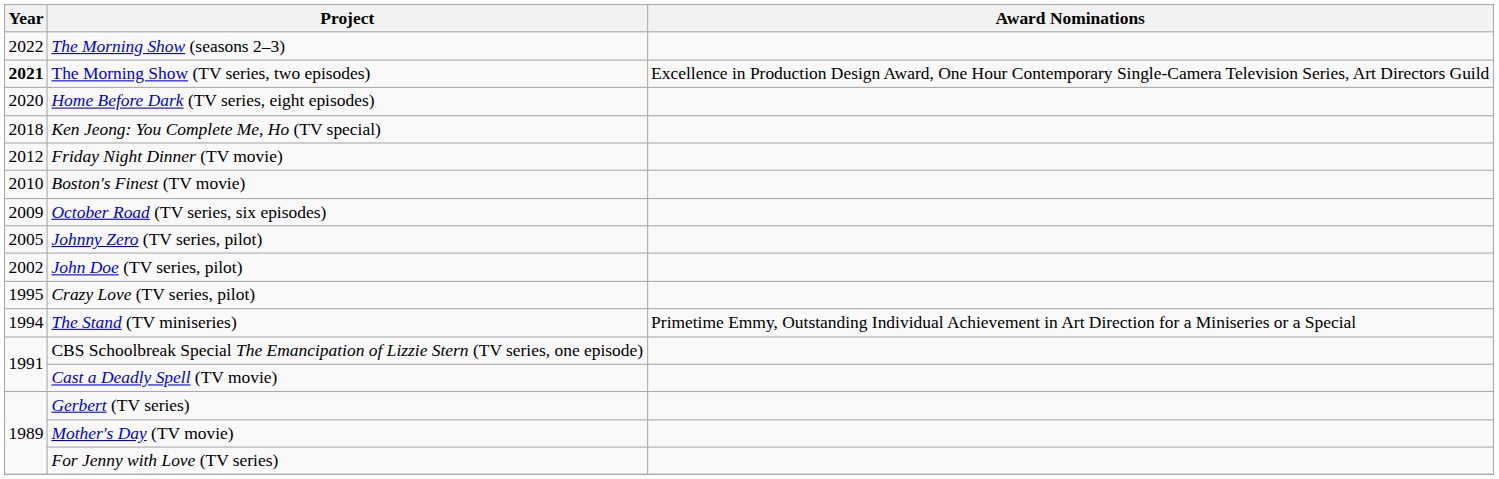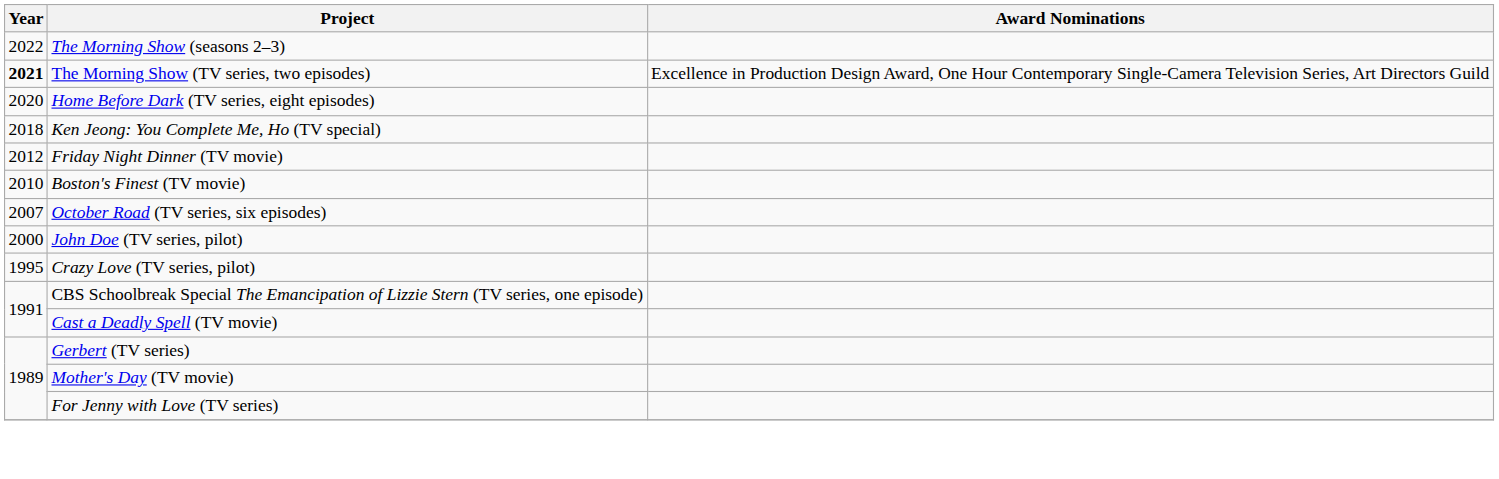(26, 211) 2009 -> (26, 211) 2007
- row: (157, 239)
(26, 267) 2002 -> (26, 239) 2000
- row: (144, 322)
